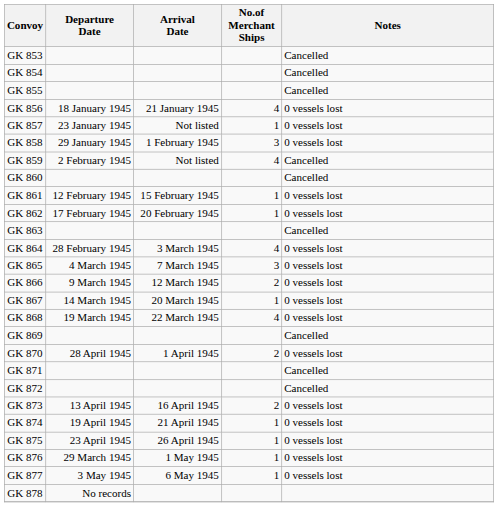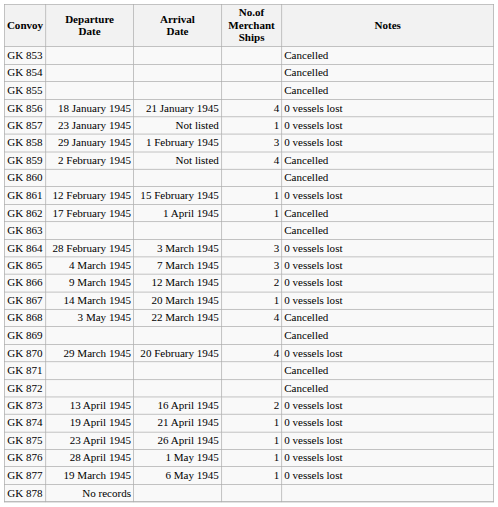(180, 213) 20 February 1945 -> (191, 213) 1 April 1945
(313, 213) 0 vessels lost -> (306, 213) Cancelled
(276, 248) 4 -> (276, 248) 3
(97, 318) 19 March 1945 -> (104, 318) 3 May 1945
(313, 318) 0 vessels lost -> (306, 318) Cancelled
(100, 353) 28 April 1945 -> (97, 353) 29 March 1945
(191, 353) 1 April 1945 -> (180, 353) 20 February 1945
(276, 353) 2 -> (276, 353) 4
(97, 458) 29 March 1945 -> (100, 458) 28 April 1945
(104, 475) 3 May 1945 -> (97, 475) 19 March 1945
